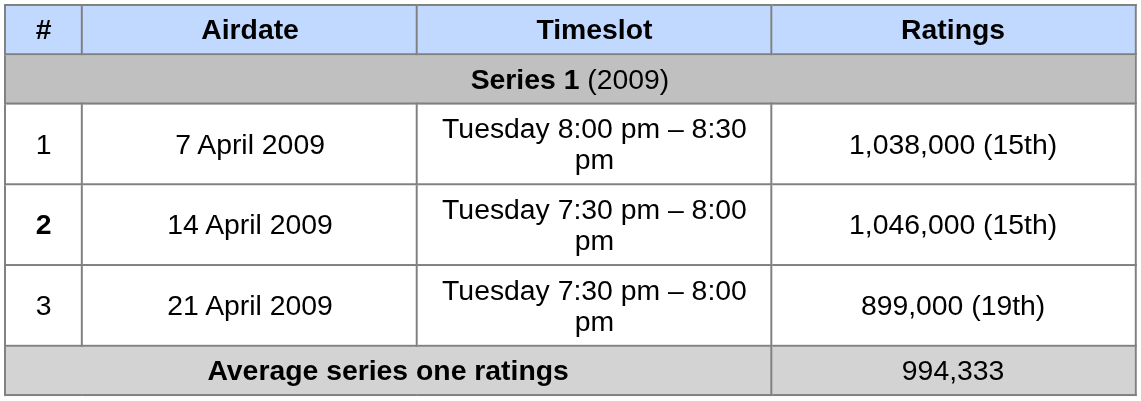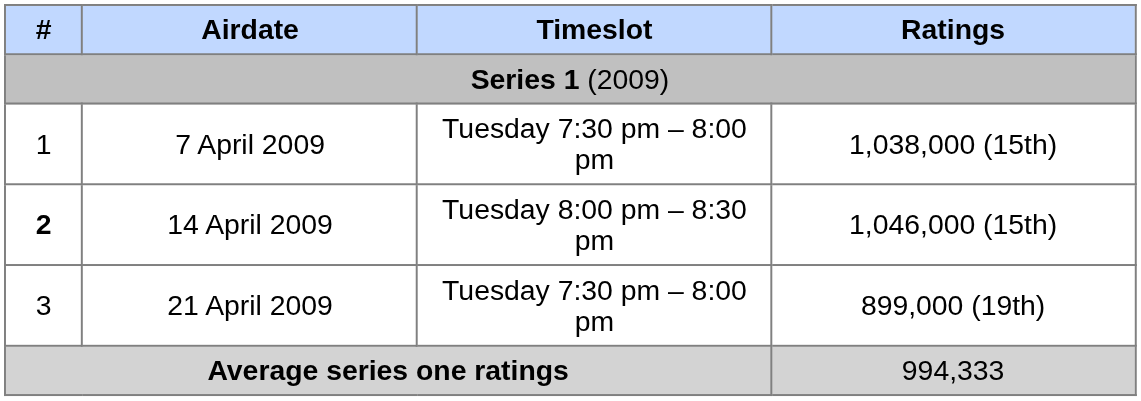(594, 144) Tuesday 8:00 pm – 8:30 pm -> (594, 144) Tuesday 7:30 pm – 8:00 pm
(594, 225) Tuesday 7:30 pm – 8:00 pm -> (594, 225) Tuesday 8:00 pm – 8:30 pm
